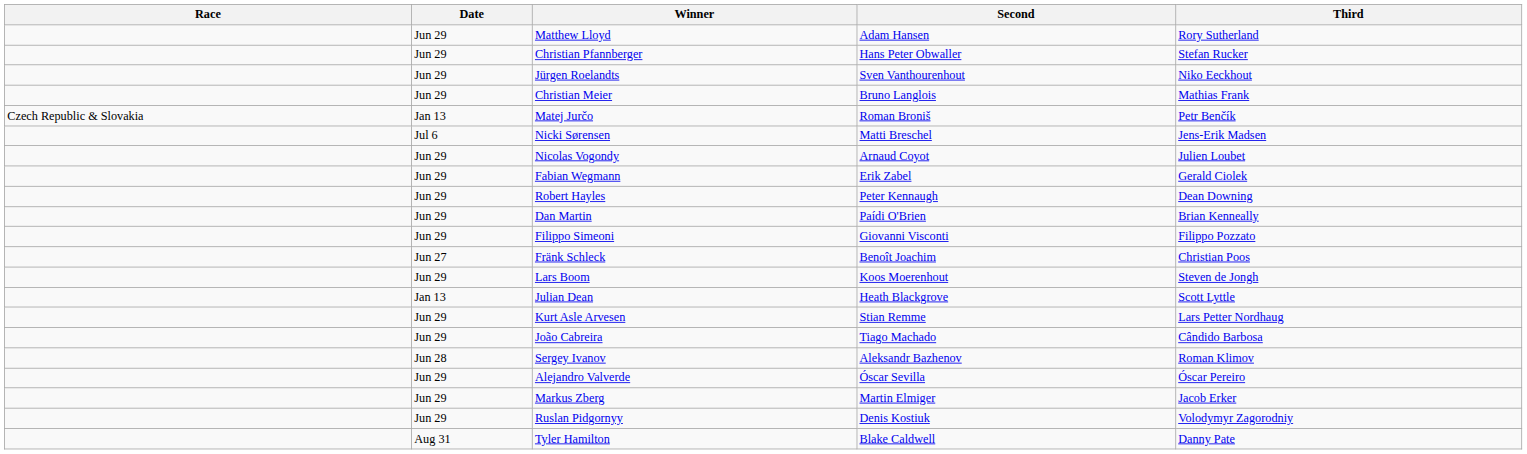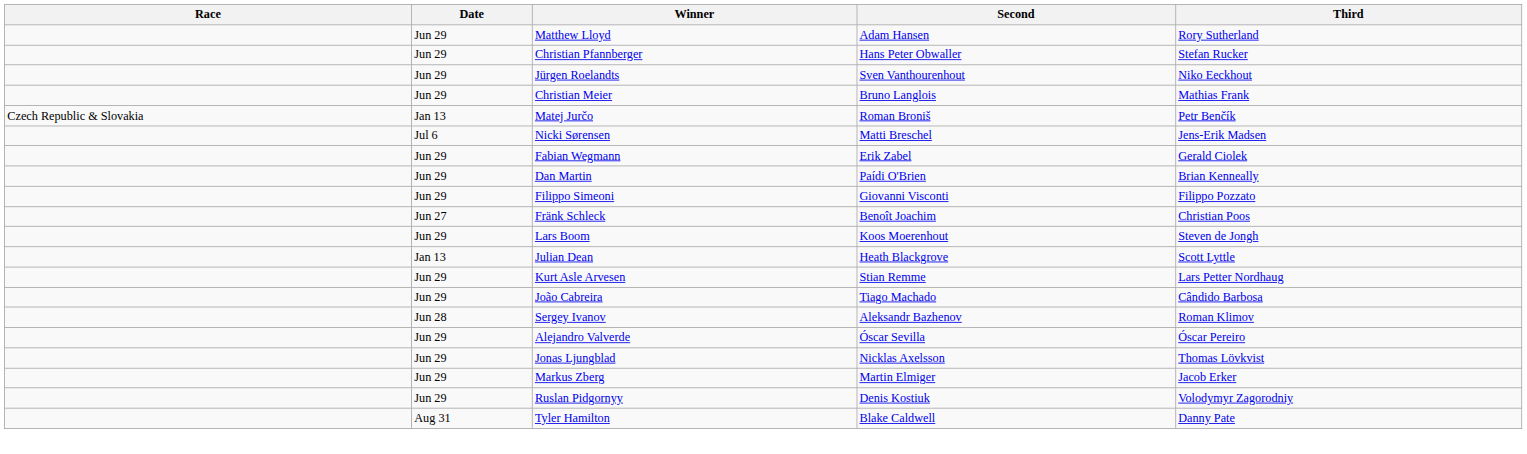- row: (577, 156)
- row: (570, 196)
+ row: (575, 358)
